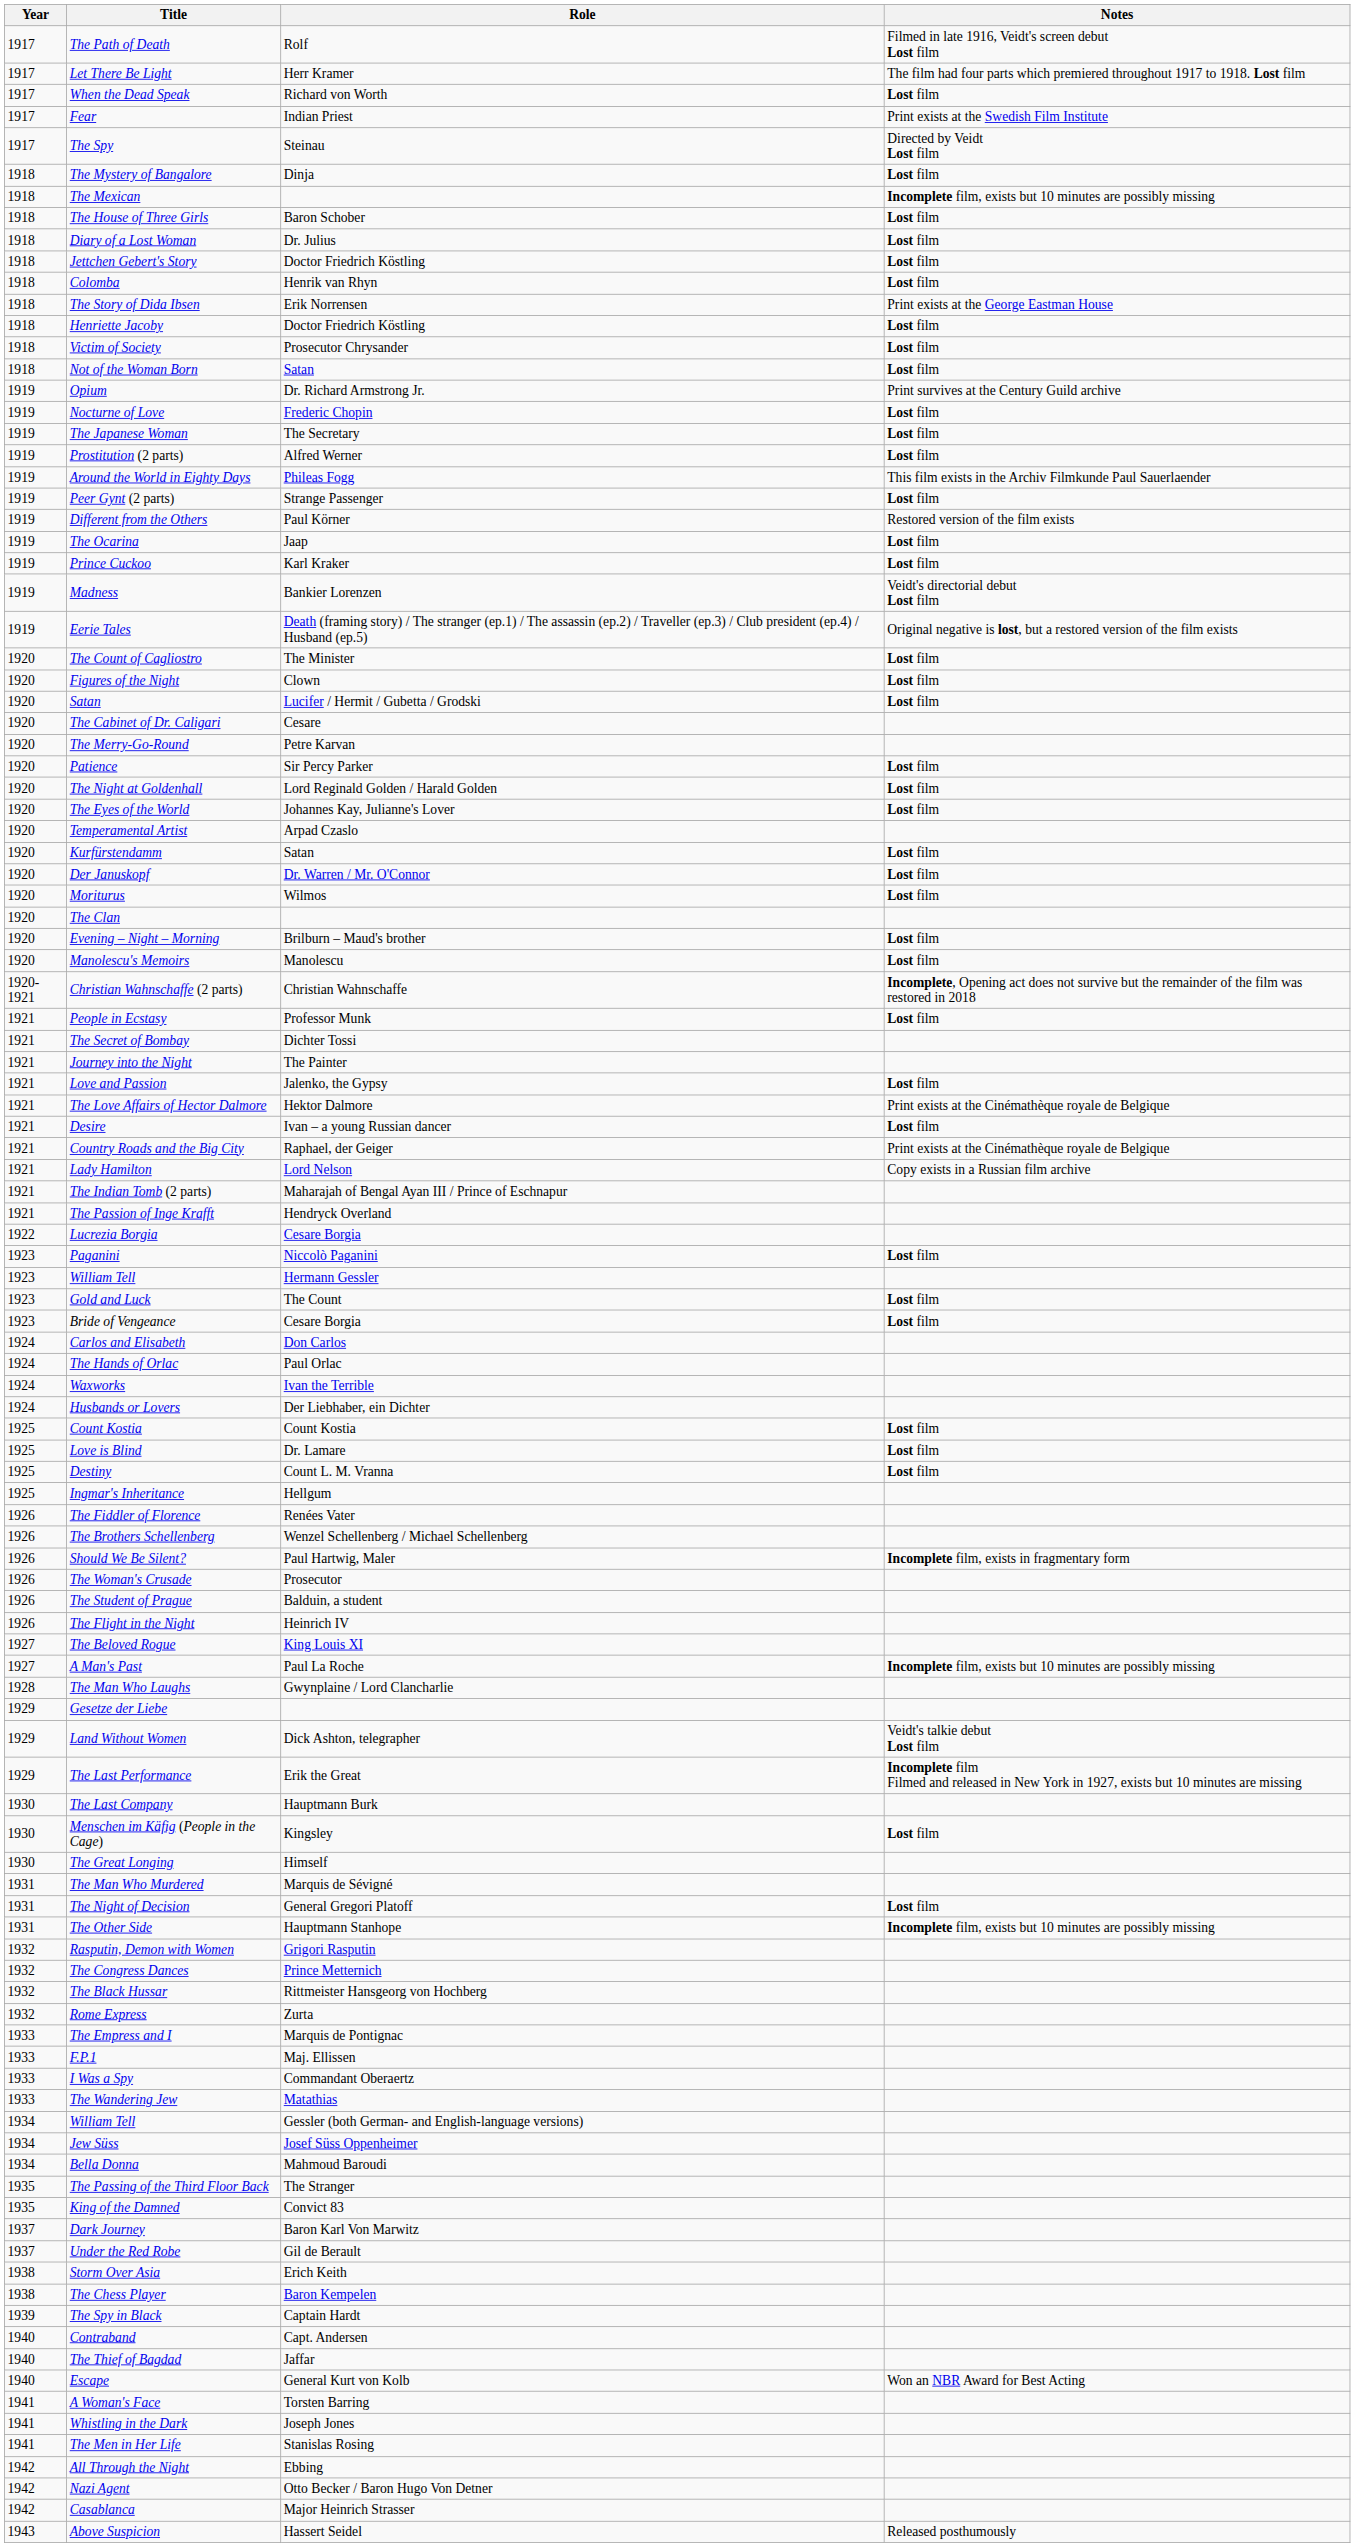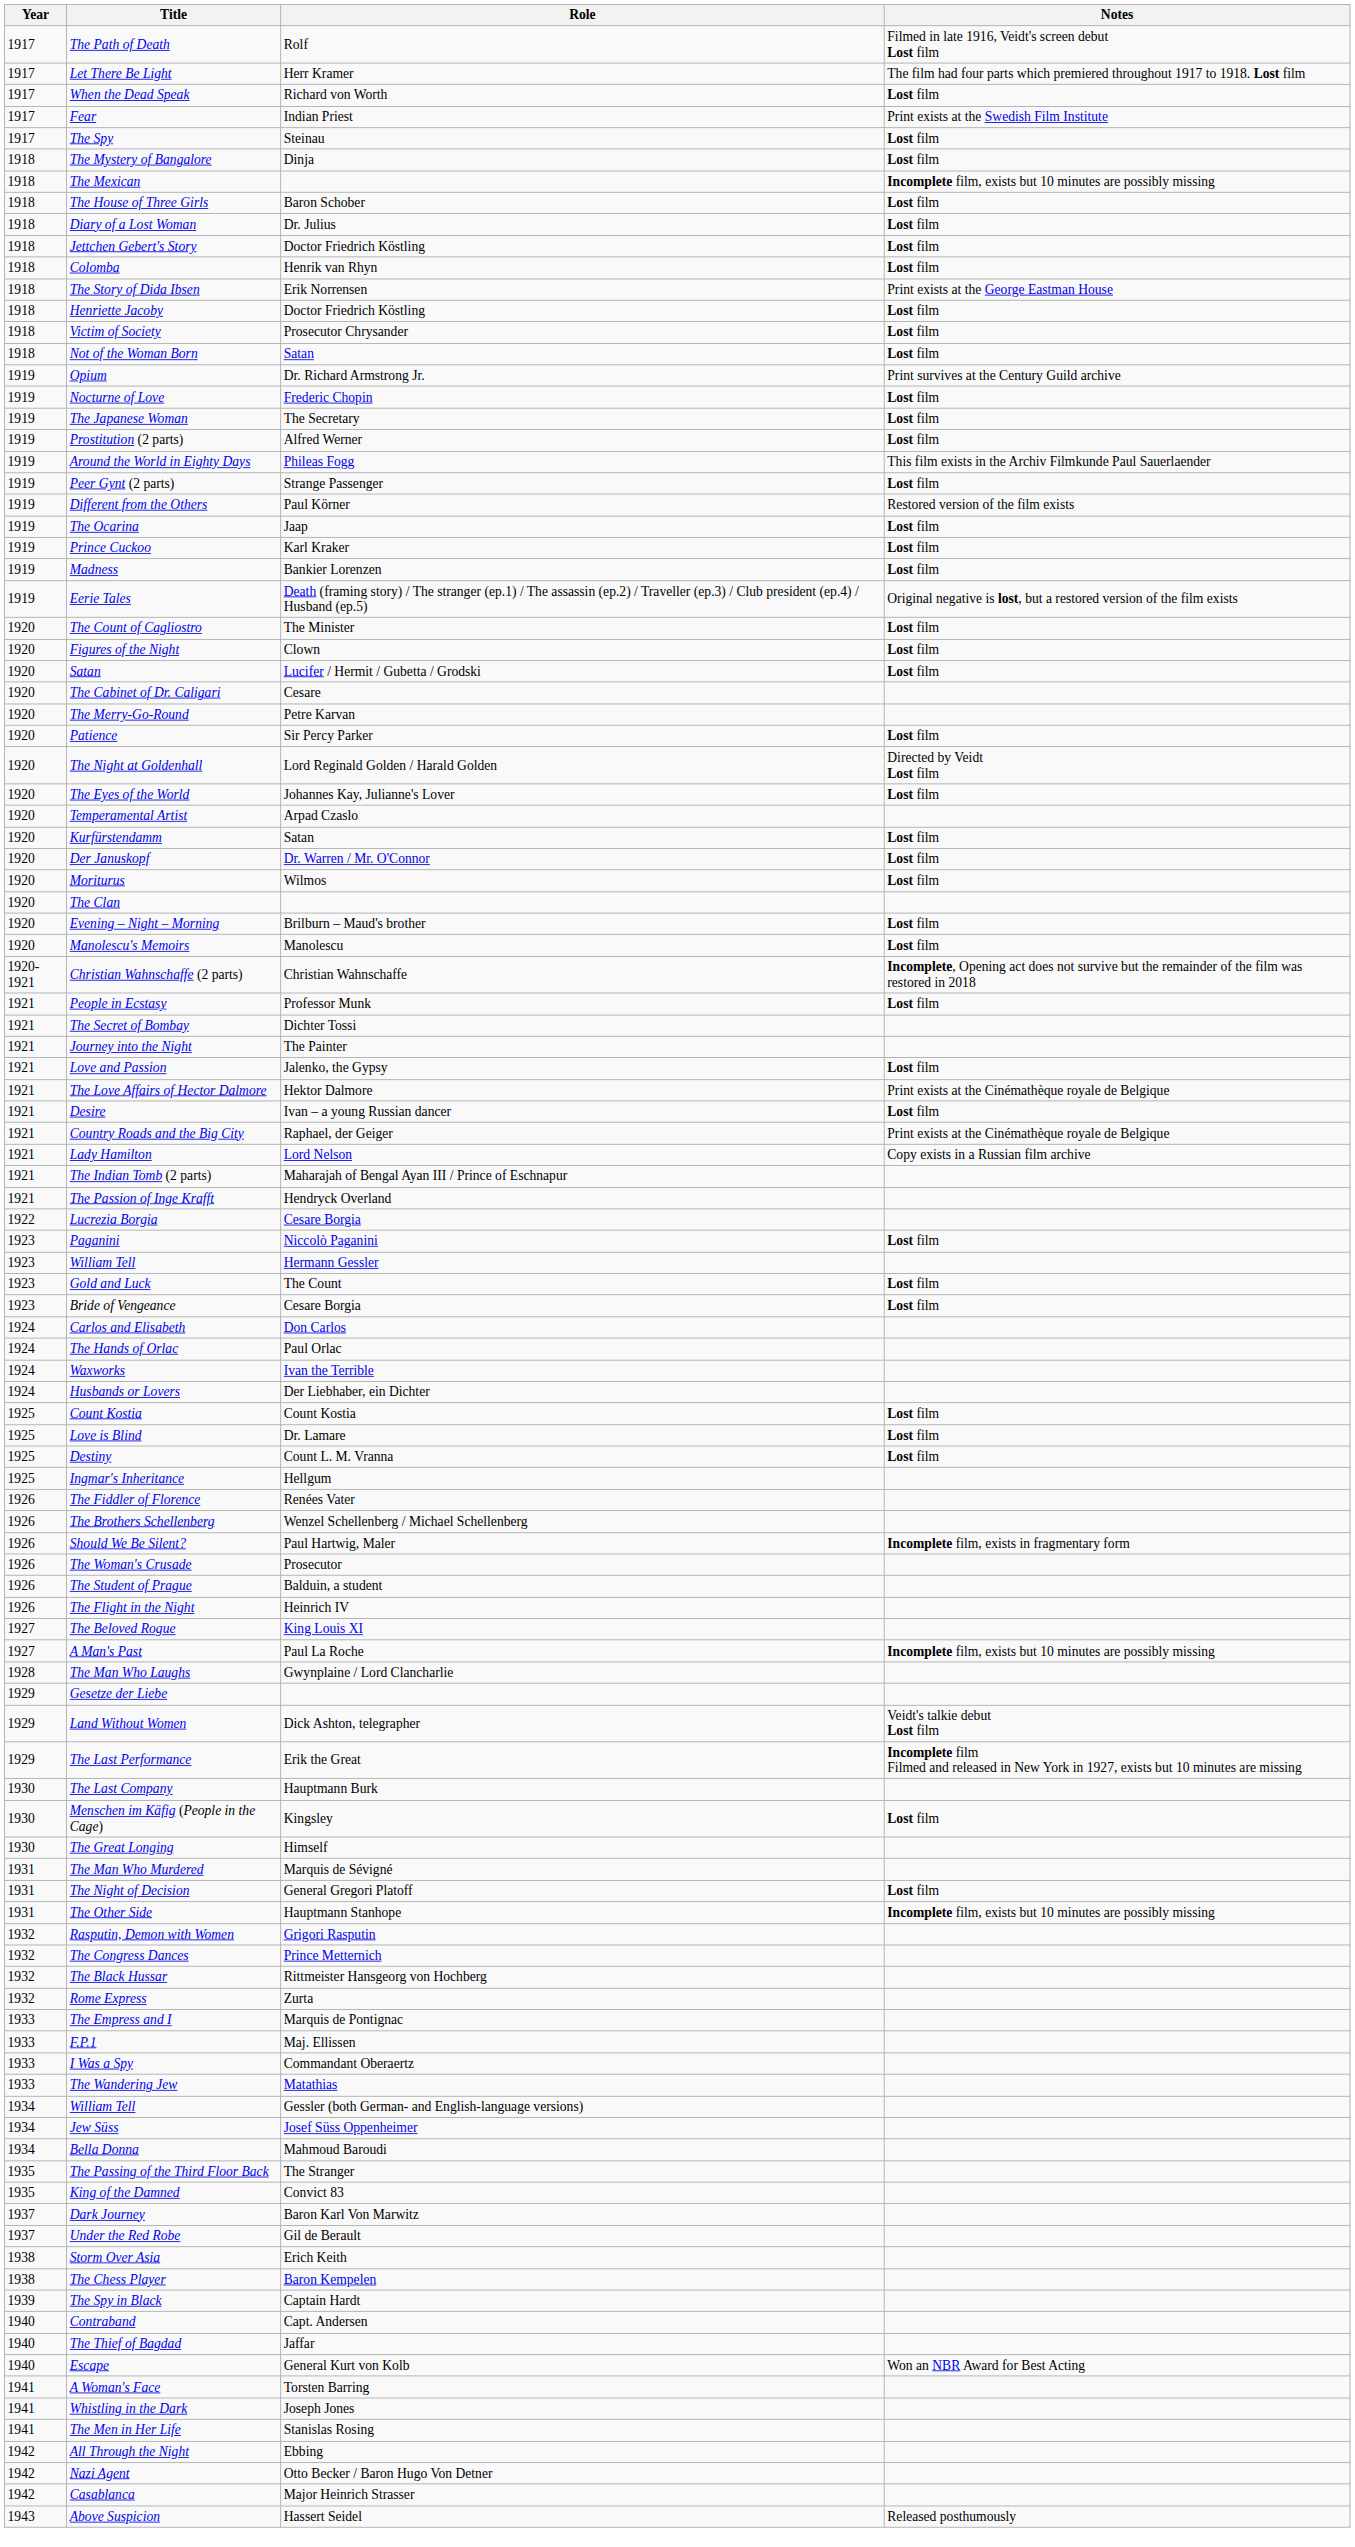(935, 146) Directed by Veidt Lost film -> (913, 138) Lost film
(952, 592) Veidt's directorial debut Lost film -> (913, 569) Lost film
(913, 788) Lost film -> (935, 765) Directed by Veidt Lost film
